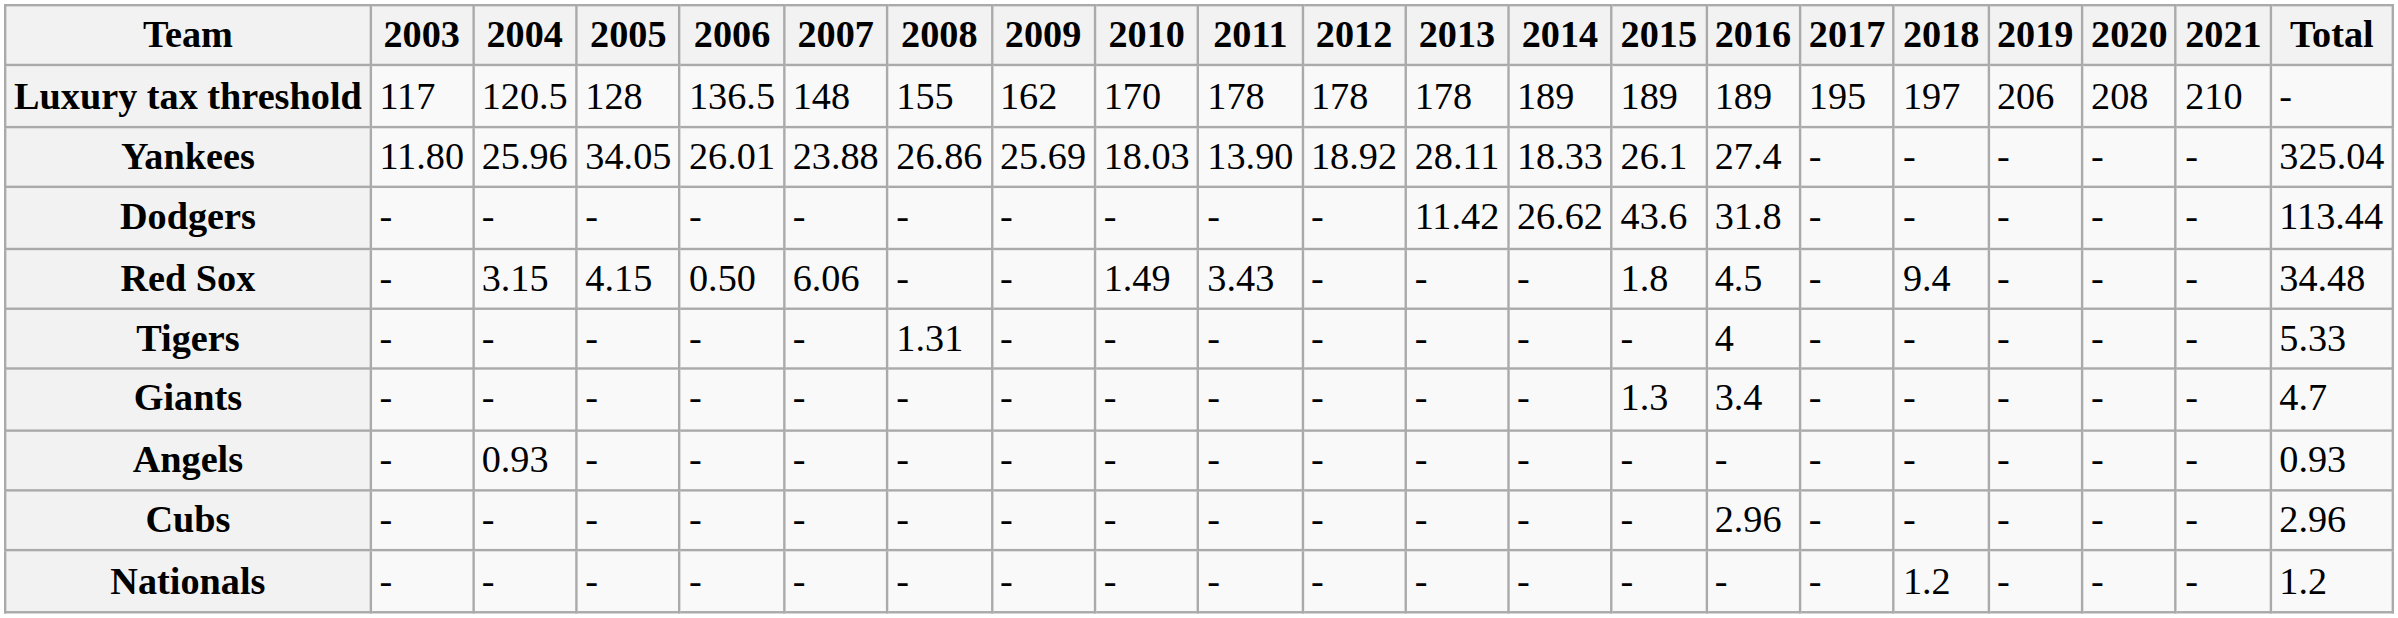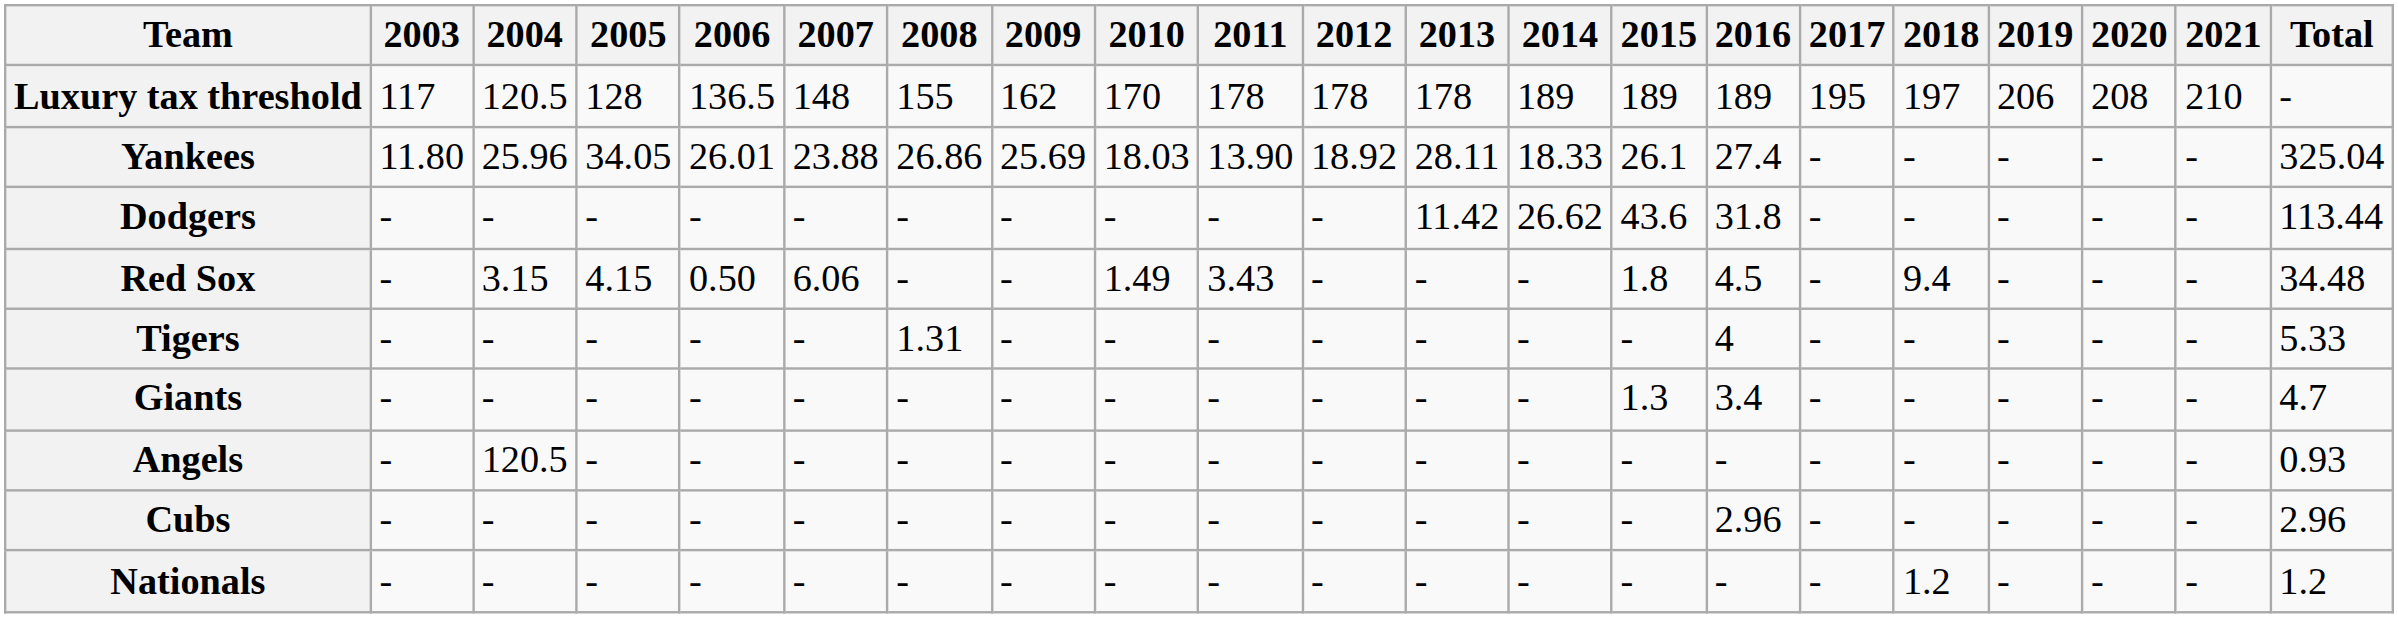(515, 459) 0.93 -> (525, 459) 120.5
